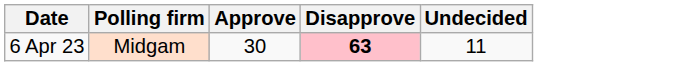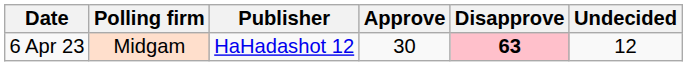+ column: (284, 18)
(476, 46) 11 -> (626, 46) 12
